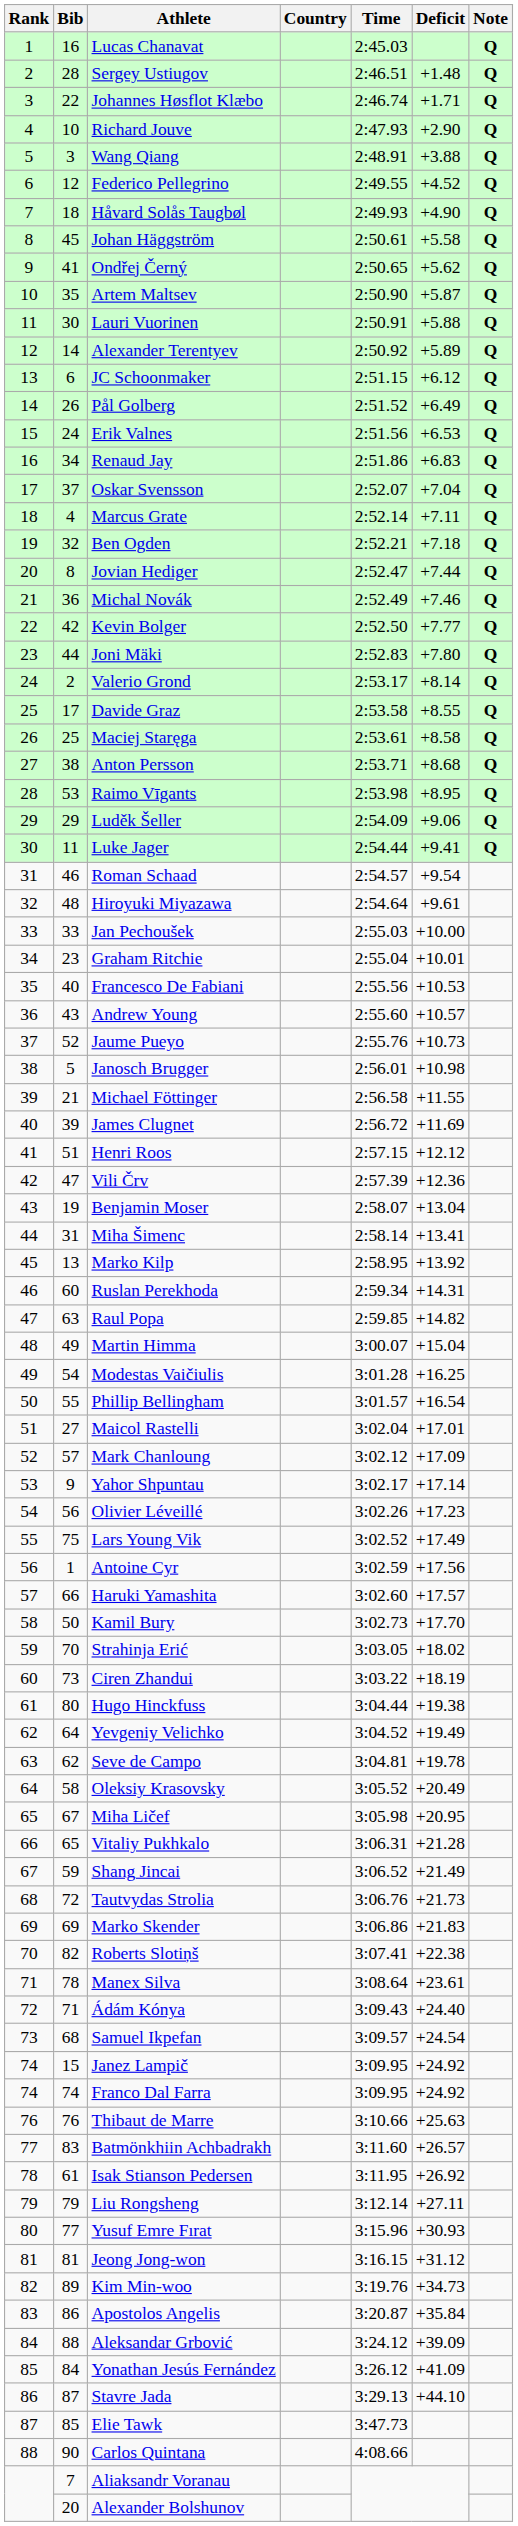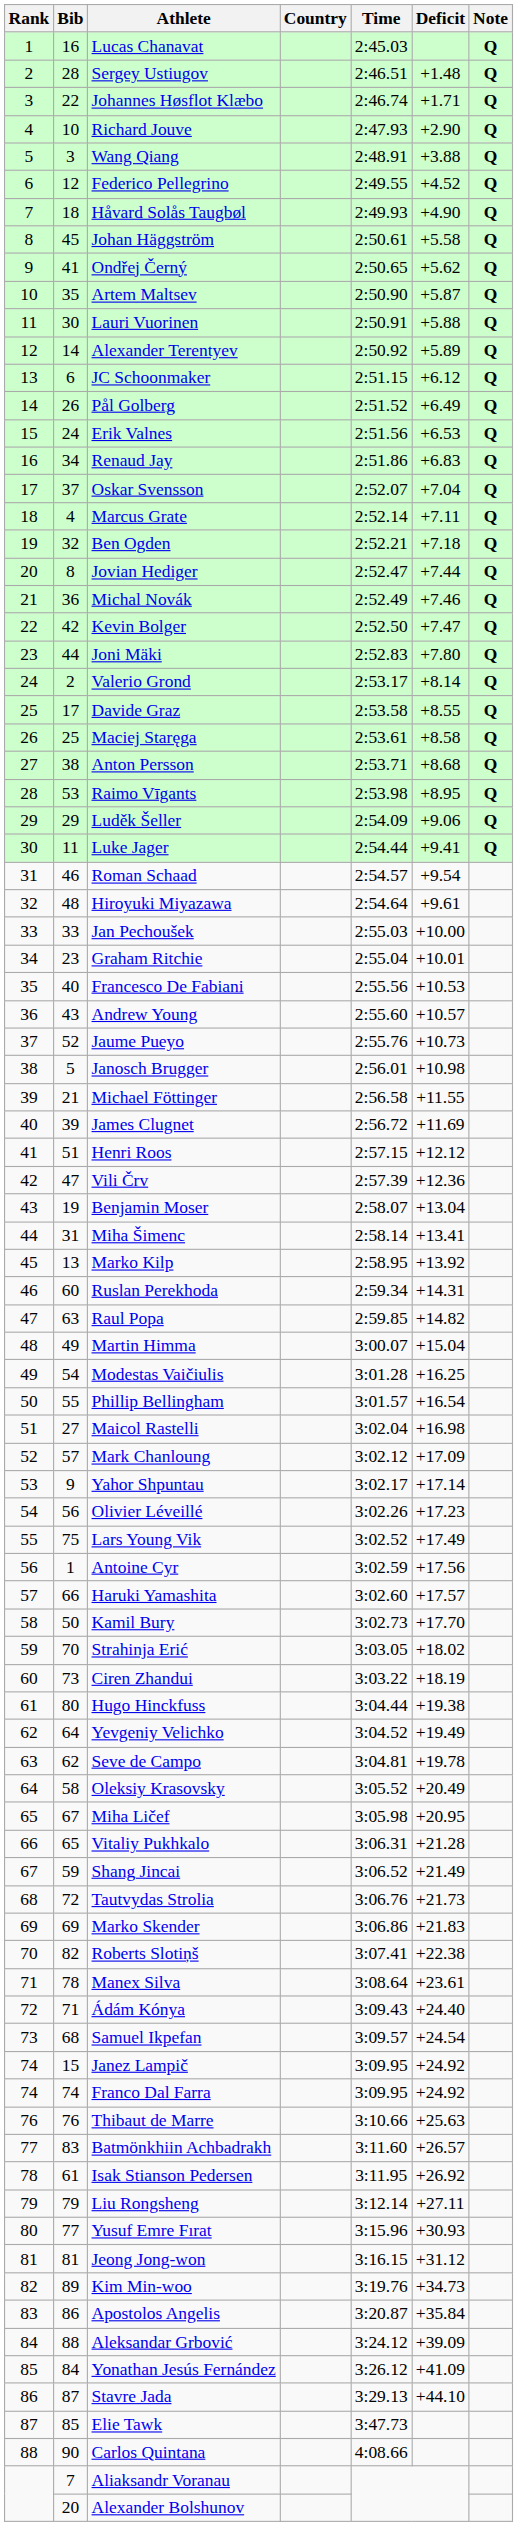(440, 626) +7.77 -> (440, 626) +7.47
(440, 1428) +17.01 -> (440, 1428) +16.98
